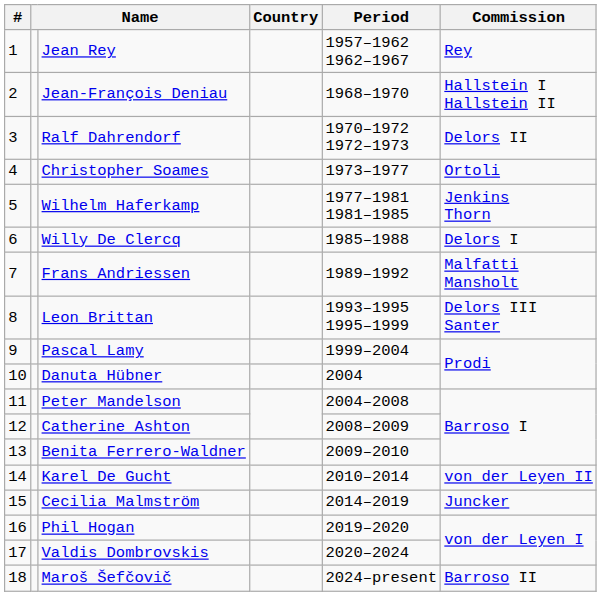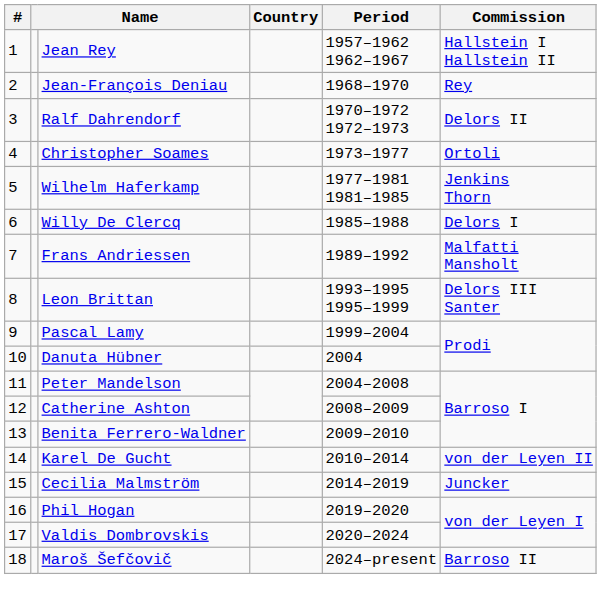(458, 51) Rey -> (500, 51) Hallstein I Hallstein II
(500, 94) Hallstein I Hallstein II -> (458, 85) Rey
